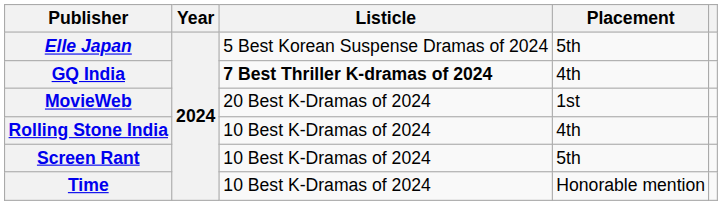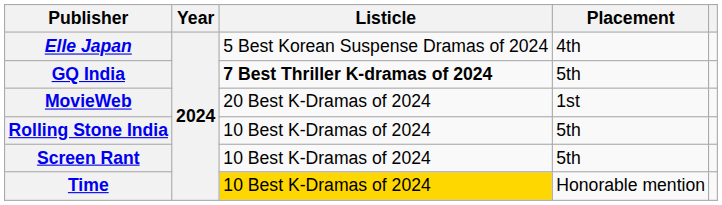(569, 46) 5th -> (569, 46) 4th
(569, 74) 4th -> (569, 74) 5th
(569, 130) 4th -> (569, 130) 5th
(327, 185) no background -> (327, 185) gold background
